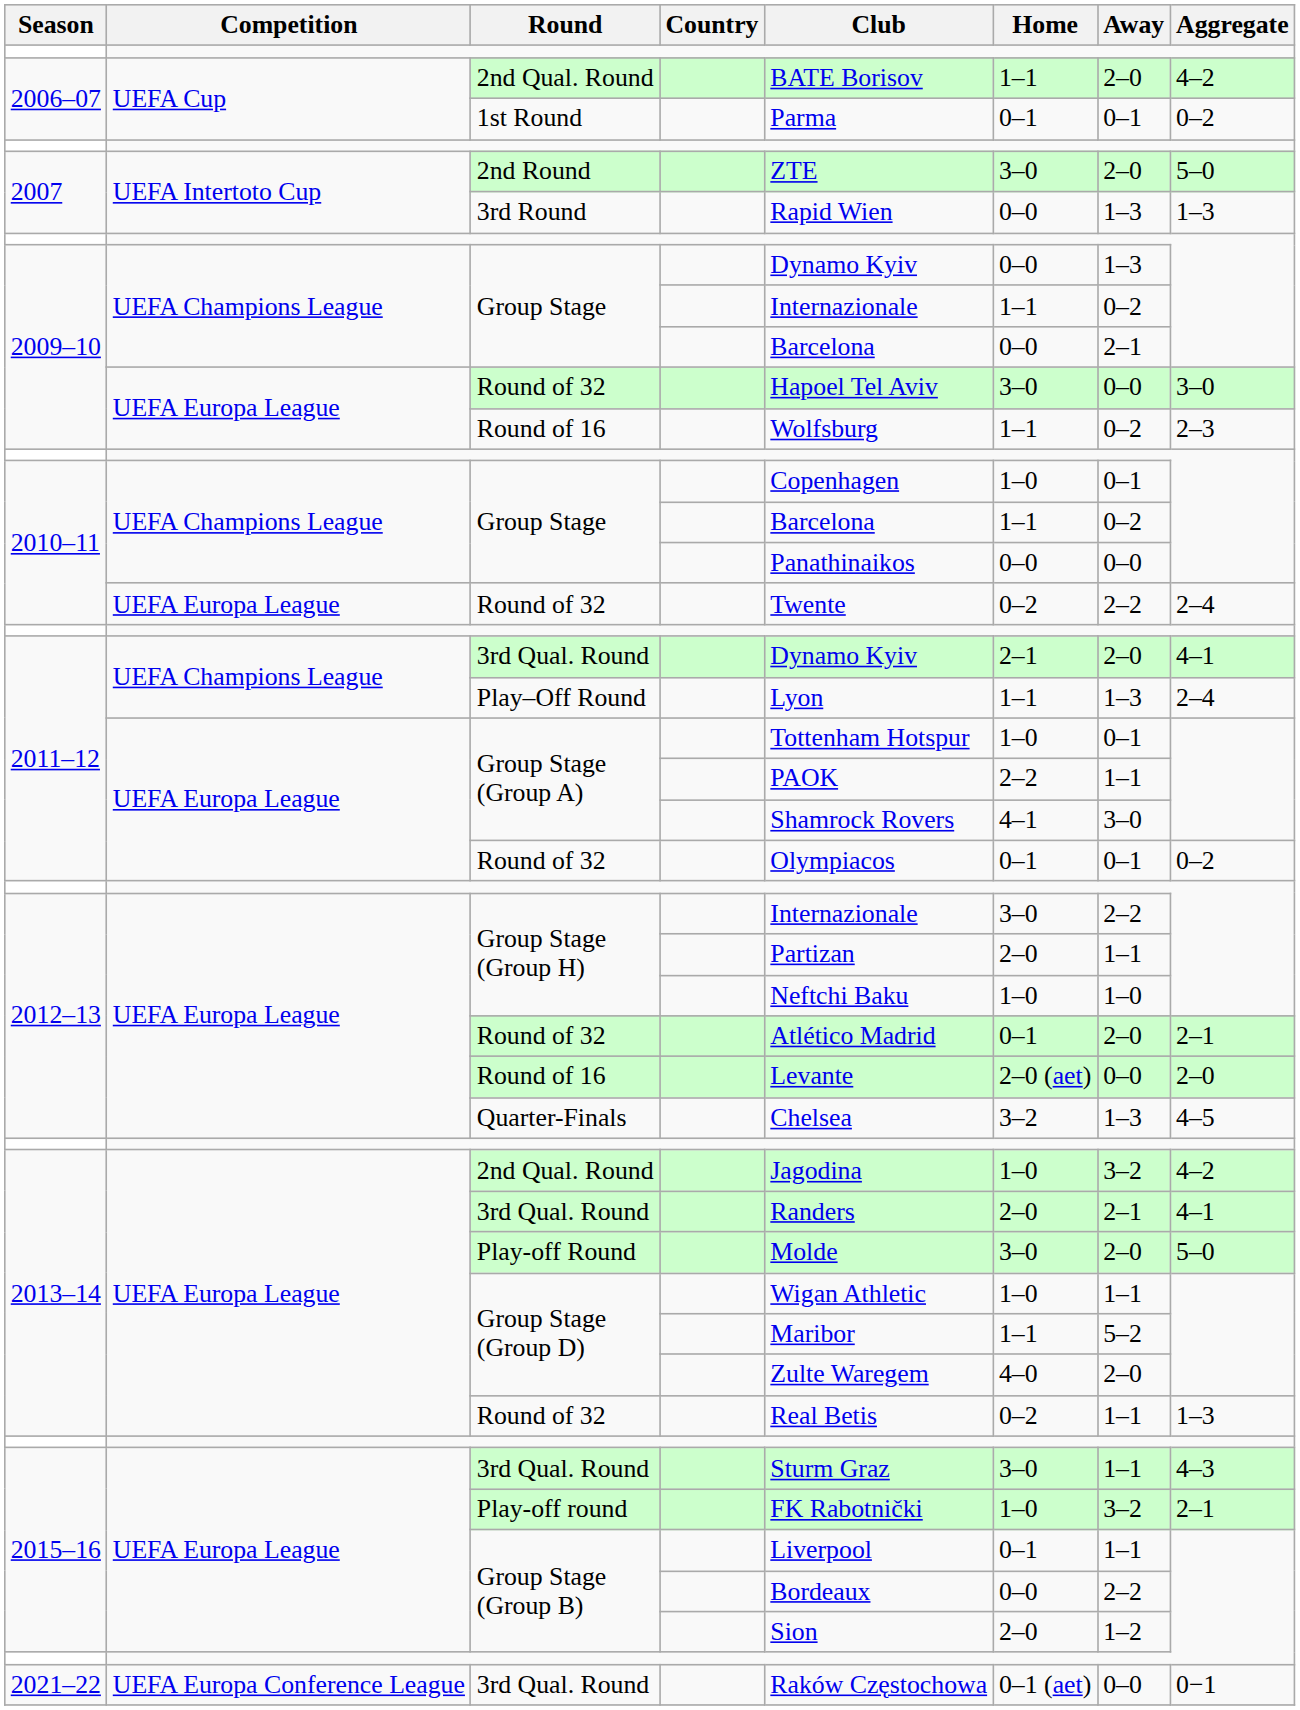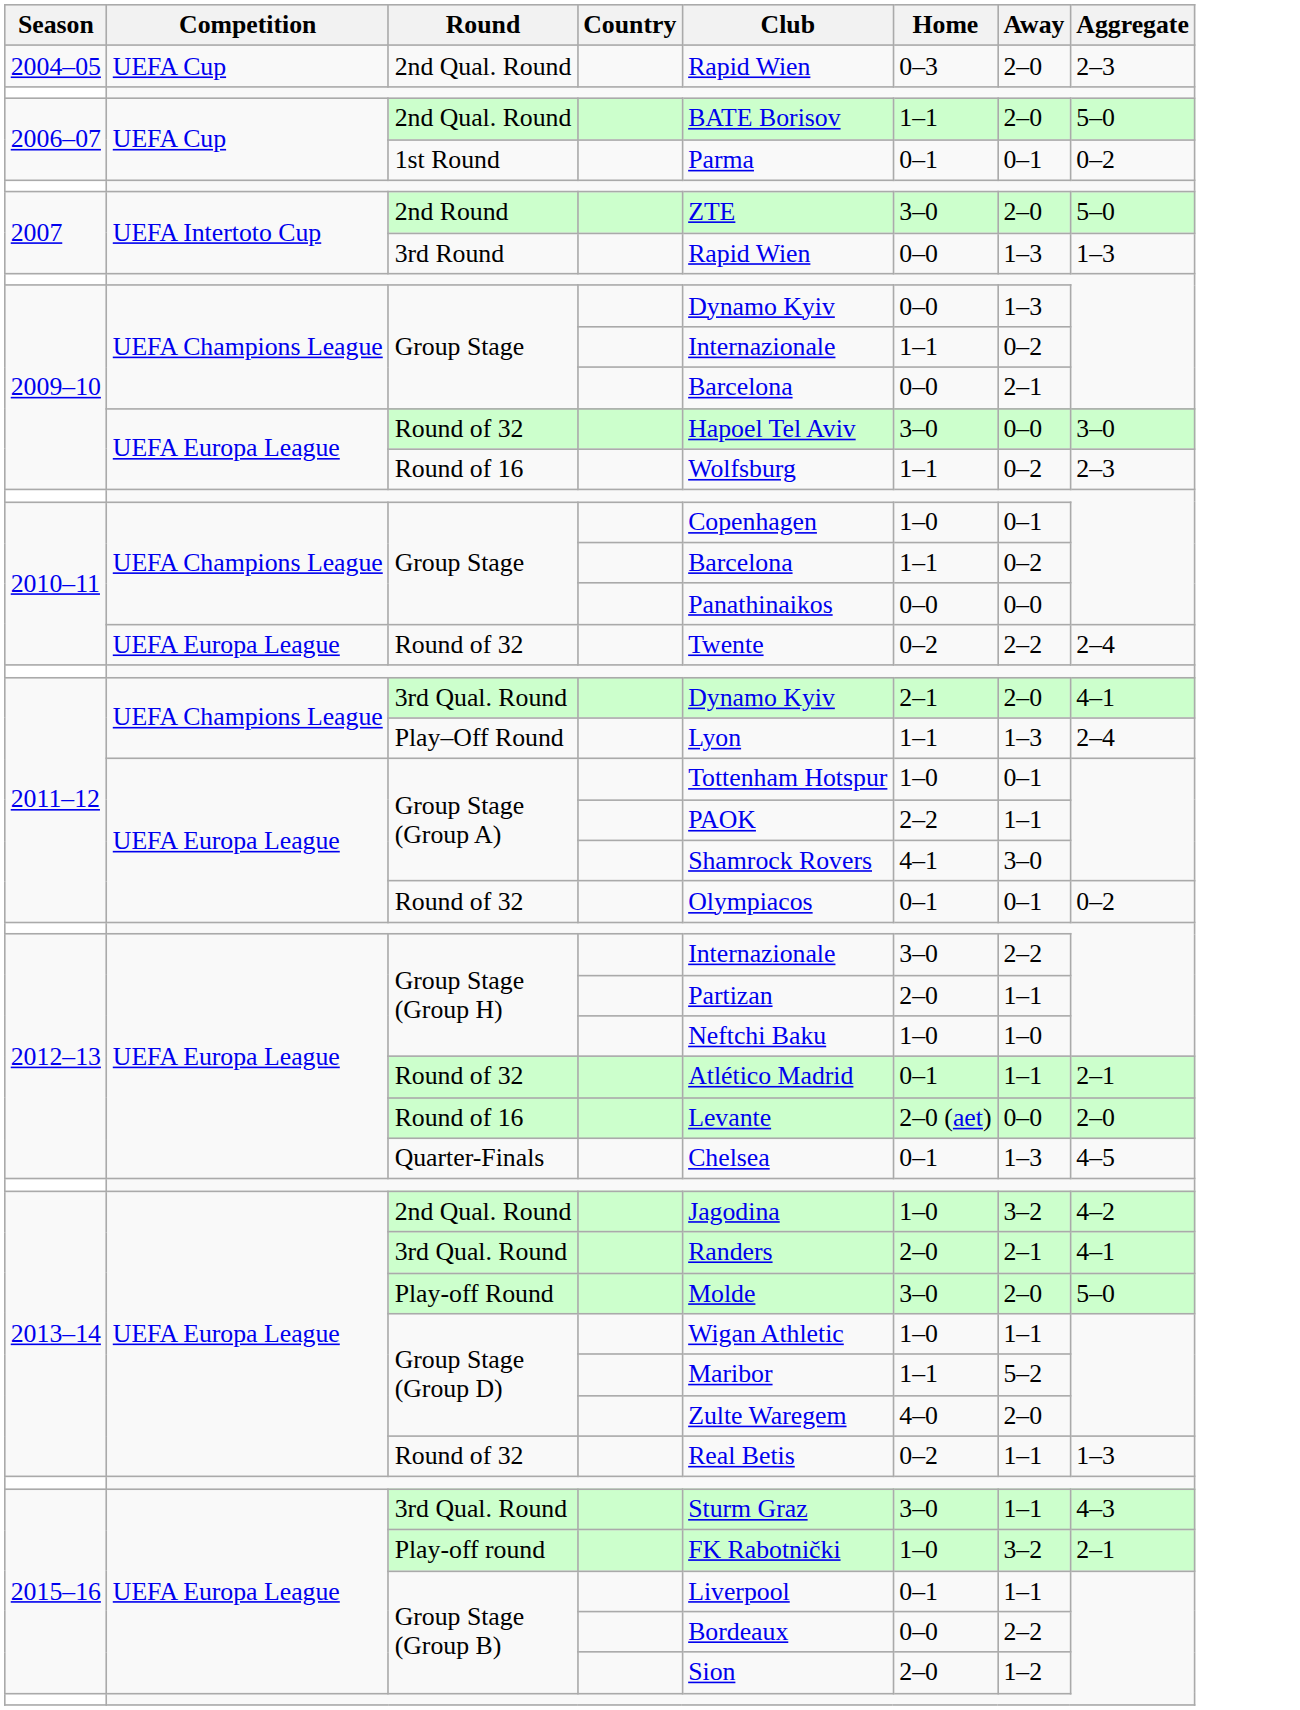+ row: (56, 65)
(1195, 77) 4–2 -> (1096, 118) 5–0
(1122, 1035) 2–0 -> (1023, 1076) 1–1
(1018, 1117) 3–2 -> (919, 1158) 0–1
- row: (56, 1684)
